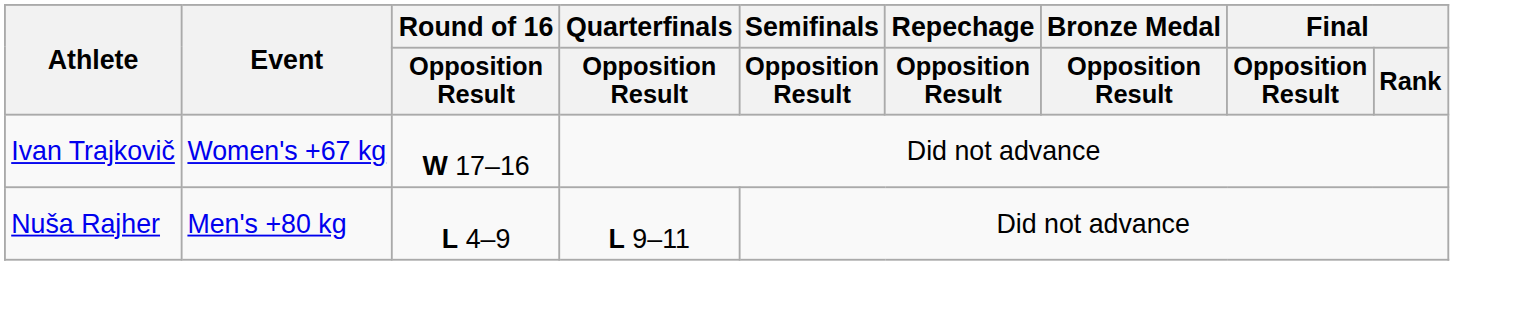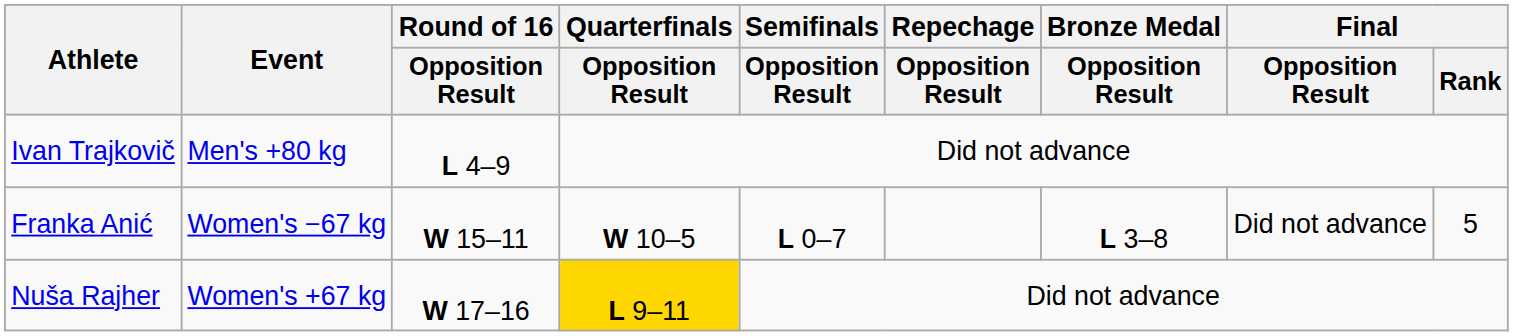(287, 152) Women's +67 kg -> (267, 152) Men's +80 kg
(476, 166) W 17–16 -> (476, 166) L 4–9
+ row: (82, 224)
(267, 224) Men's +80 kg -> (287, 296) Women's +67 kg
(476, 238) L 4–9 -> (476, 311) W 17–16
(649, 238) no background -> (649, 311) gold background
